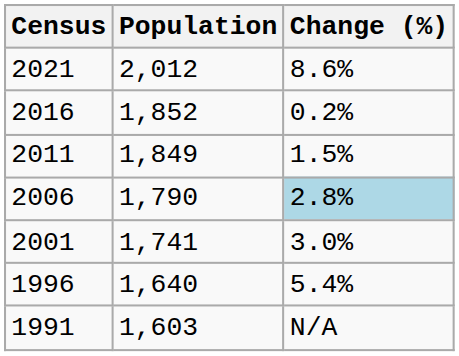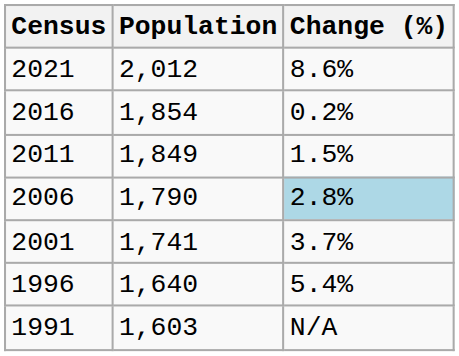(158, 113) 1,852 -> (158, 113) 1,854
(322, 242) 3.0% -> (322, 242) 3.7%
